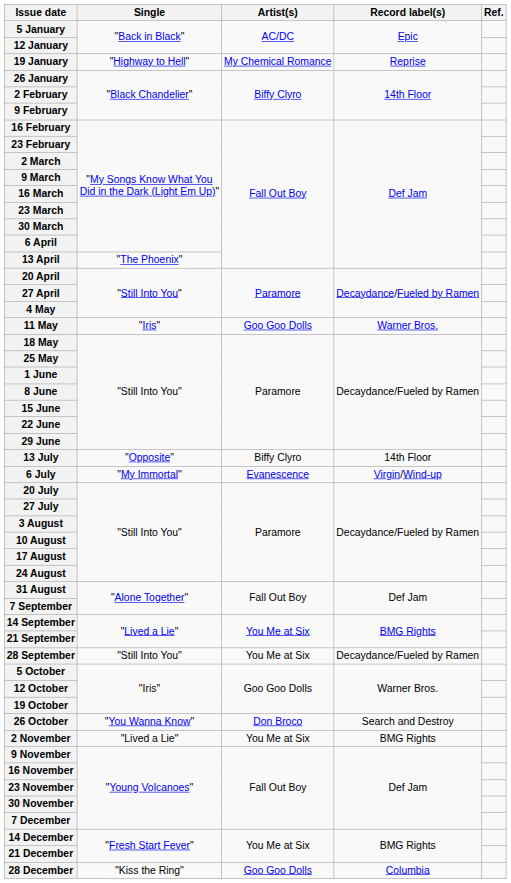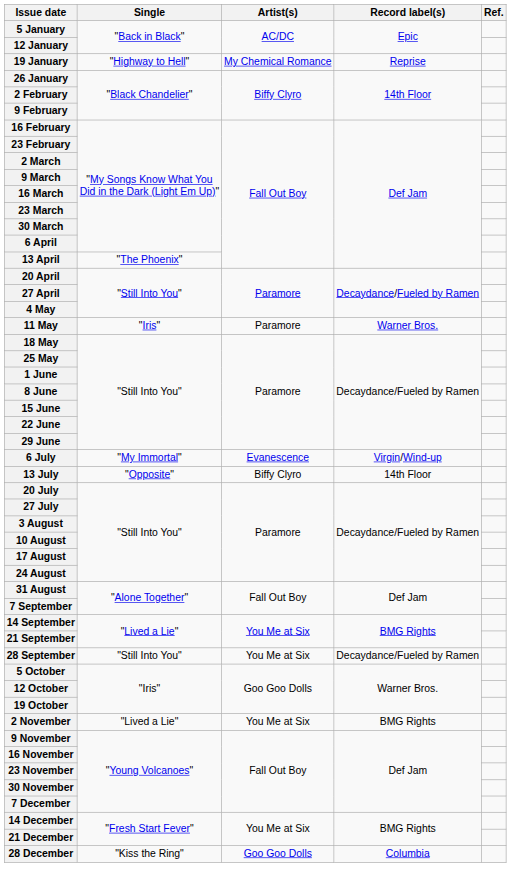(278, 326) Goo Goo Dolls -> (278, 326) Paramore
rows swapped: (41, 474) <-> (41, 458)
- row: (41, 721)
